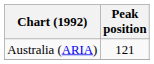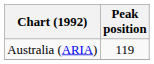(125, 49) 121 -> (125, 49) 119
